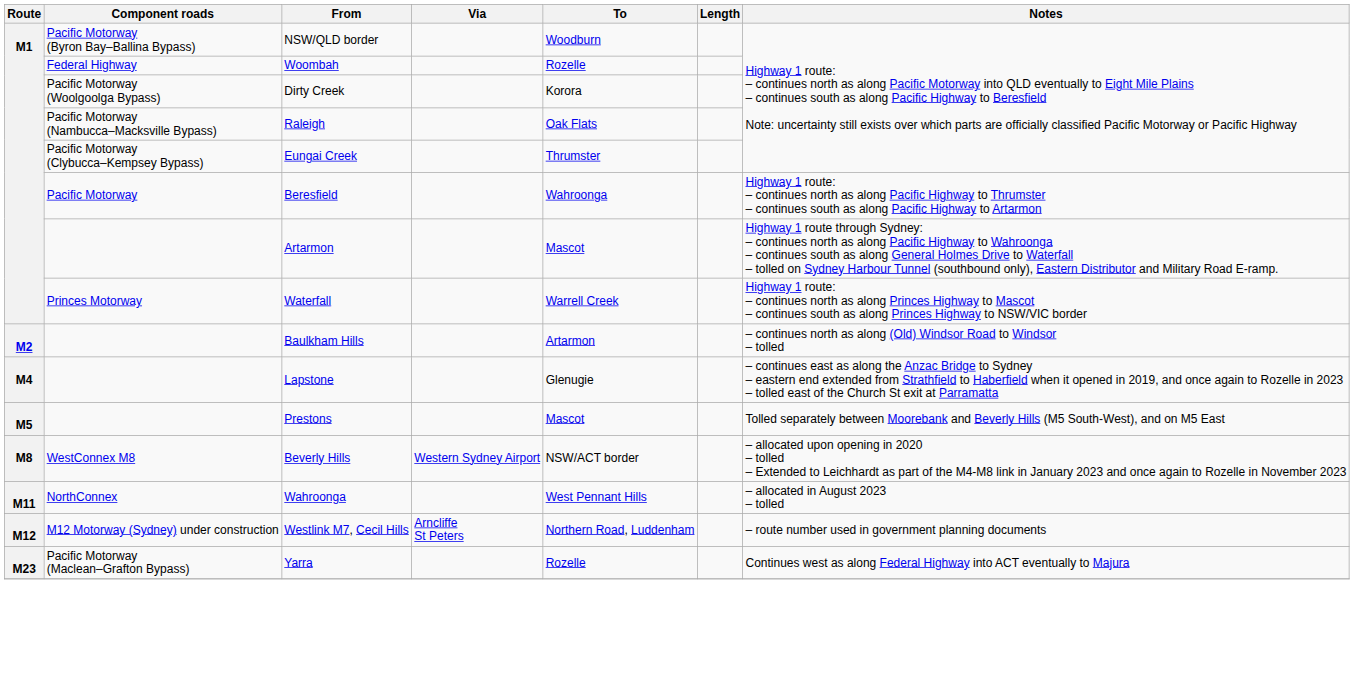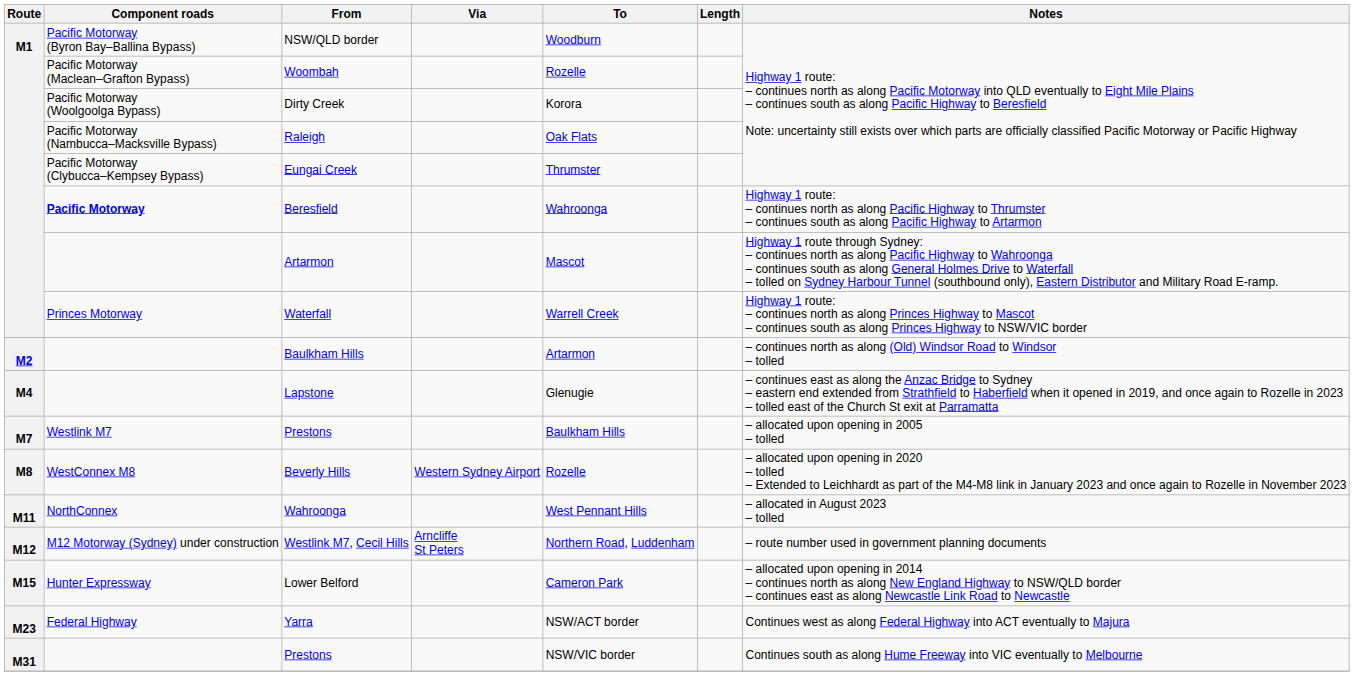(92, 65) Federal Highway -> (118, 72) Pacific Motorway (Maclean–Grafton Bypass)
(92, 195) normal -> (96, 209) bold
- row: (24, 425)
+ row: (24, 439)
(592, 458) NSW/ACT border -> (566, 471) Rozelle
+ row: (24, 582)
(118, 562) Pacific Motorway (Maclean–Grafton Bypass) -> (92, 622) Federal Highway
(566, 562) Rozelle -> (592, 622) NSW/ACT border
+ row: (24, 661)
